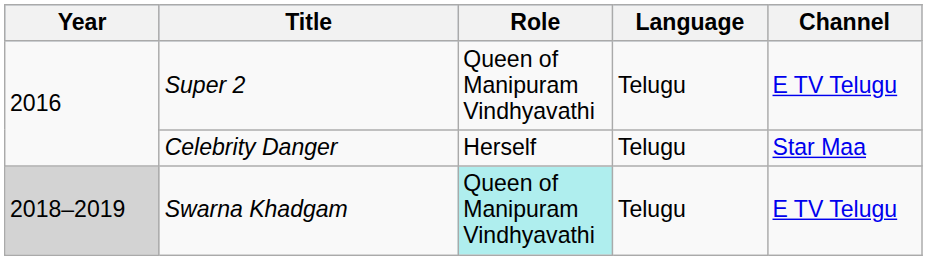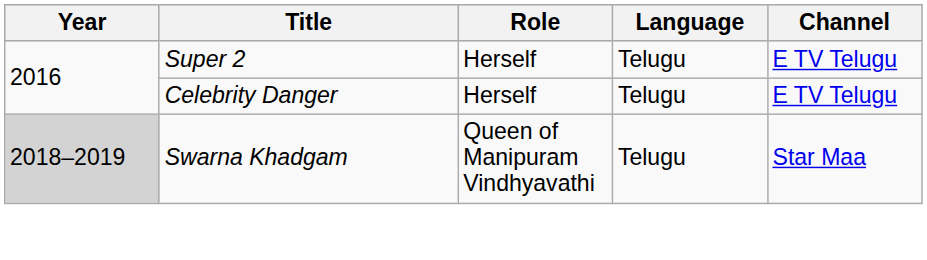(529, 85) Queen of Manipuram Vindhyavathi -> (500, 59) Herself
(819, 147) Star Maa -> (835, 95) E TV Telugu
(529, 210) paleturquoise background -> (529, 158) no background
(835, 210) E TV Telugu -> (819, 158) Star Maa
